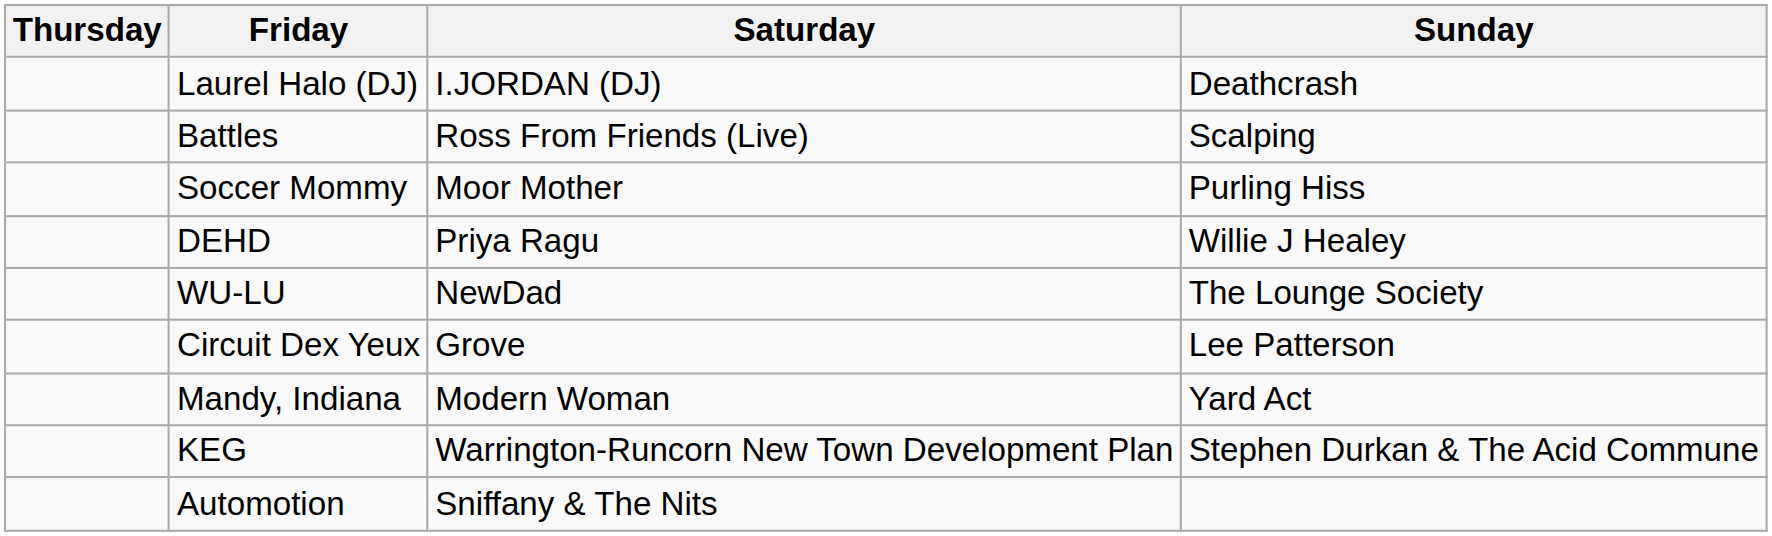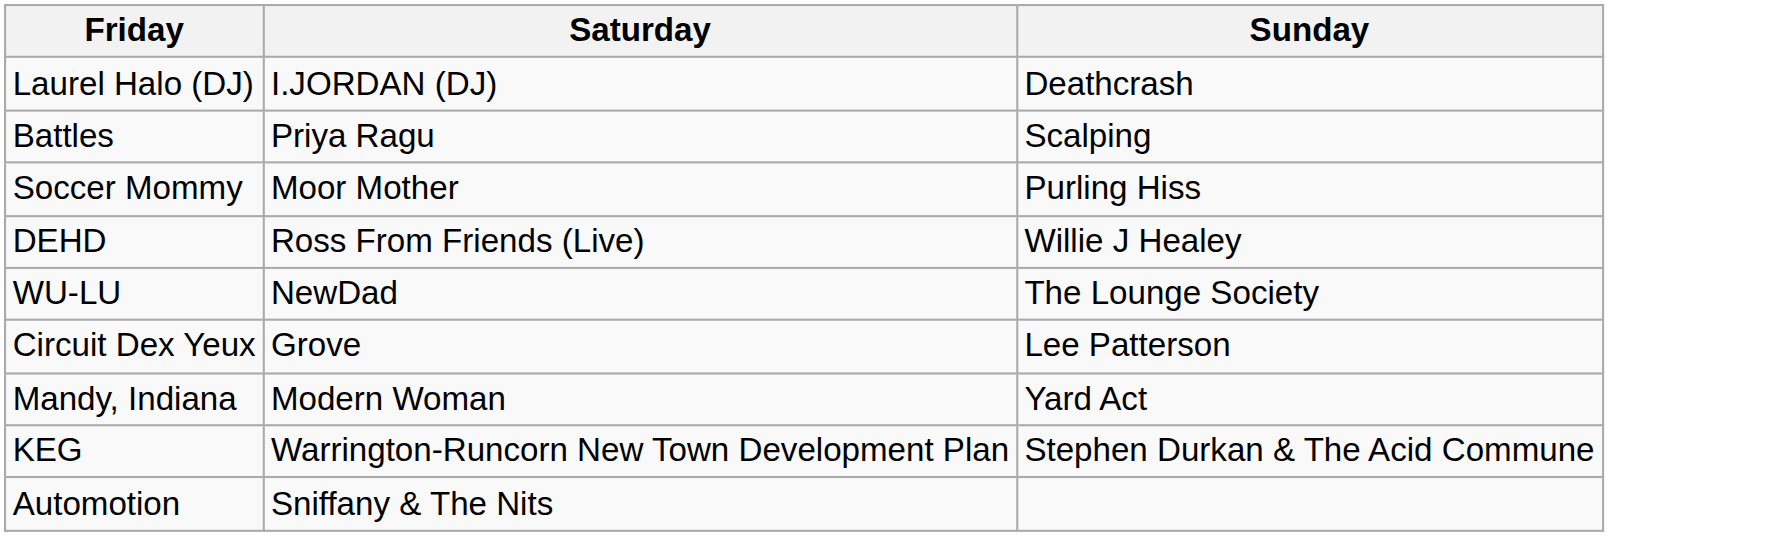- column: (87, 30)
(622, 135) Ross From Friends (Live) -> (353, 135) Priya Ragu
(517, 240) Priya Ragu -> (458, 240) Ross From Friends (Live)
